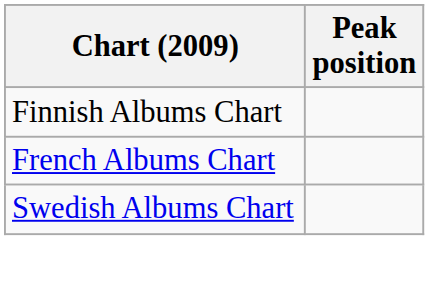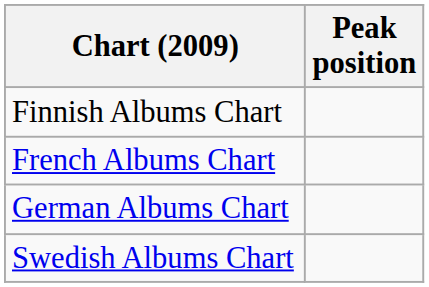+ row: (150, 208)
